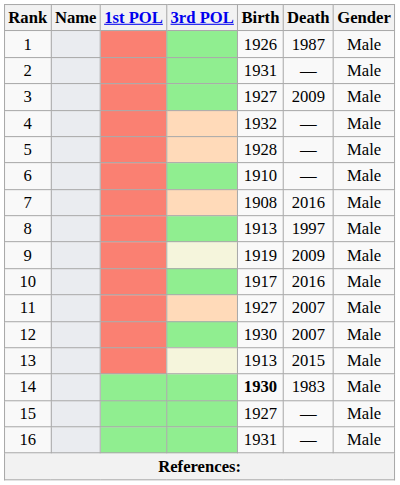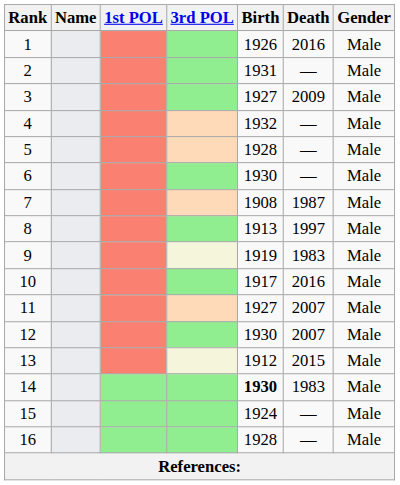(308, 44) 1987 -> (308, 44) 2016
(260, 176) 1910 -> (260, 176) 1930
(308, 202) 2016 -> (308, 202) 1987
(308, 255) 2009 -> (308, 255) 1983
(260, 360) 1913 -> (260, 360) 1912
(260, 413) 1927 -> (260, 413) 1924
(260, 439) 1931 -> (260, 439) 1928
